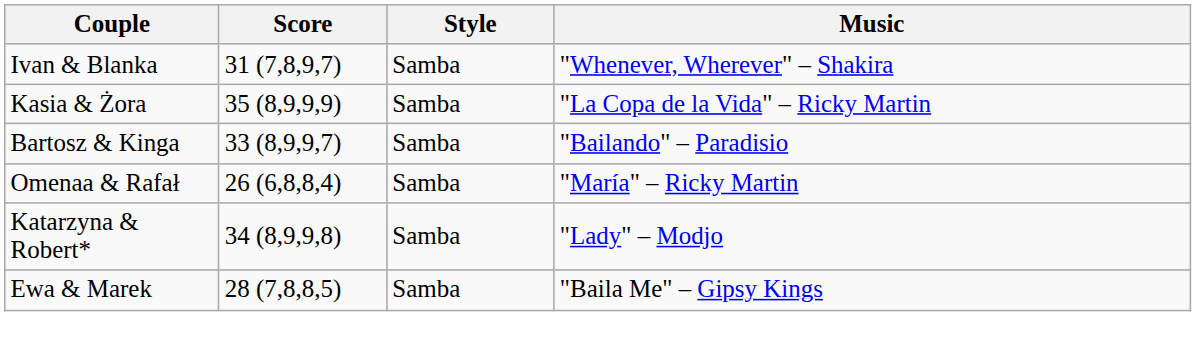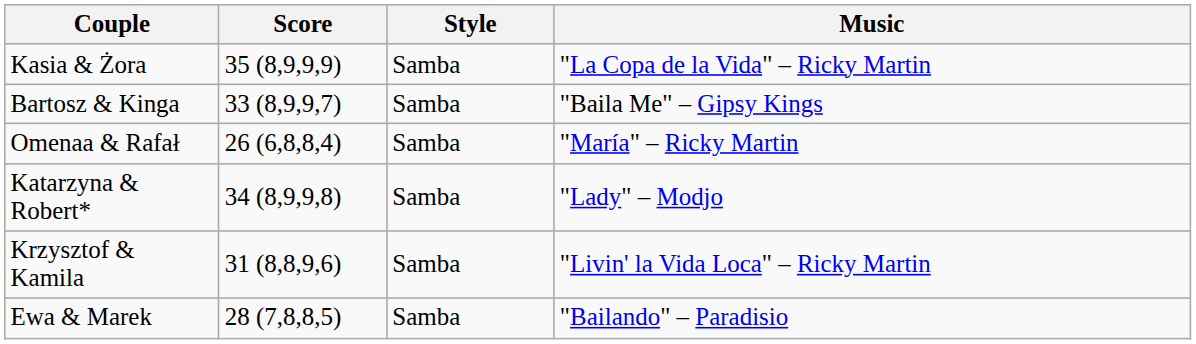- row: (84, 63)
(674, 143) "Bailando" – Paradisio -> (691, 103) "Baila Me" – Gipsy Kings
+ row: (73, 264)
(691, 289) "Baila Me" – Gipsy Kings -> (674, 317) "Bailando" – Paradisio
